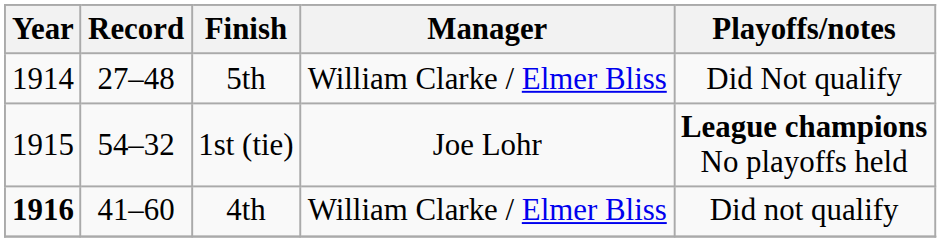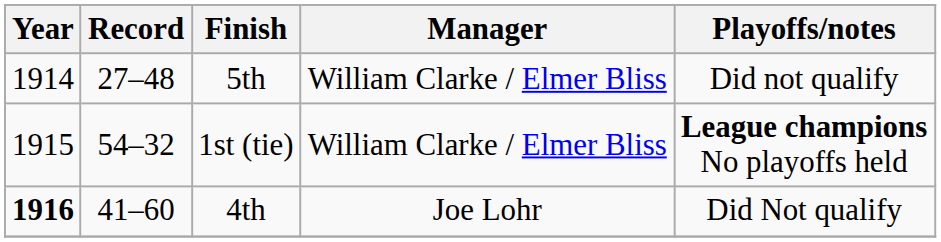(804, 77) Did Not qualify -> (804, 77) Did not qualify
(487, 144) Joe Lohr -> (487, 144) William Clarke / Elmer Bliss
(487, 210) William Clarke / Elmer Bliss -> (487, 210) Joe Lohr
(804, 210) Did not qualify -> (804, 210) Did Not qualify
